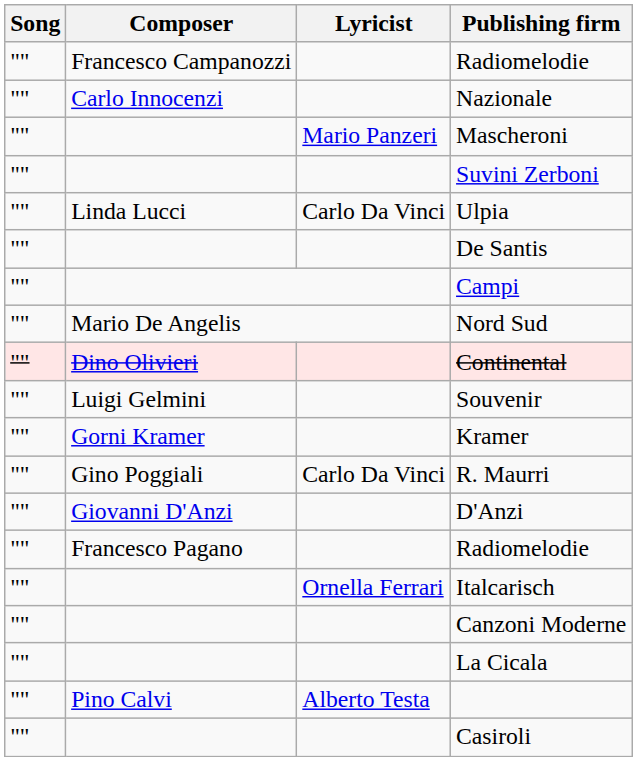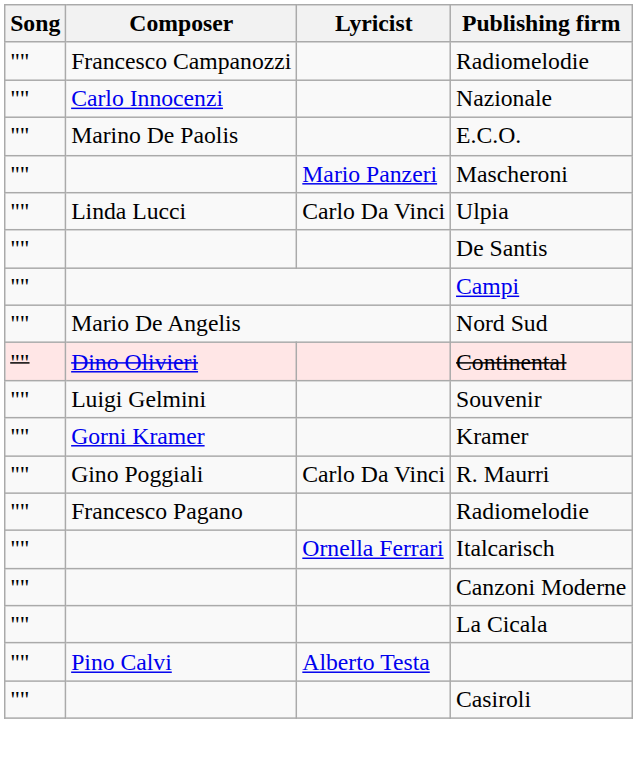+ row: (155, 135)
- row: (181, 174)
- row: (152, 511)
